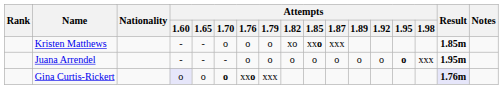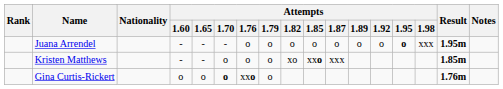rows swapped: (65, 60) <-> (71, 44)
(181, 76) lavender background -> (181, 76) no background
(270, 76) xxx -> (270, 76) o
(453, 76) lavender background -> (453, 76) no background
